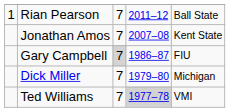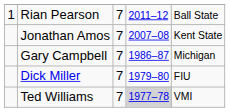(120, 55) lightgrey background -> (120, 55) no background
(182, 56) FIU -> (195, 56) Michigan
(195, 76) Michigan -> (182, 76) FIU
